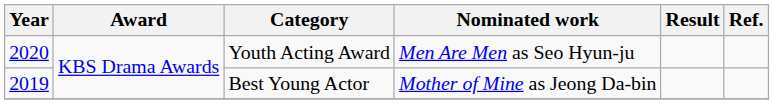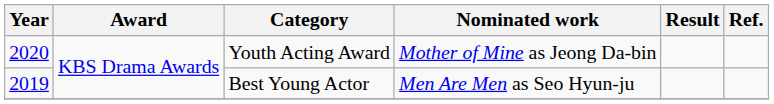(517, 51) Men Are Men as Seo Hyun-ju -> (528, 51) Mother of Mine as Jeong Da-bin
(528, 83) Mother of Mine as Jeong Da-bin -> (517, 83) Men Are Men as Seo Hyun-ju
